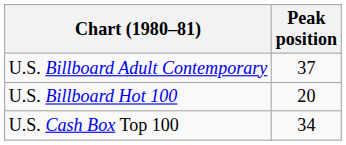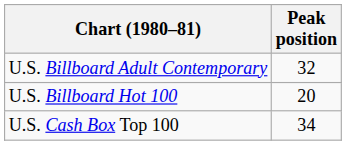(306, 67) 37 -> (306, 67) 32
